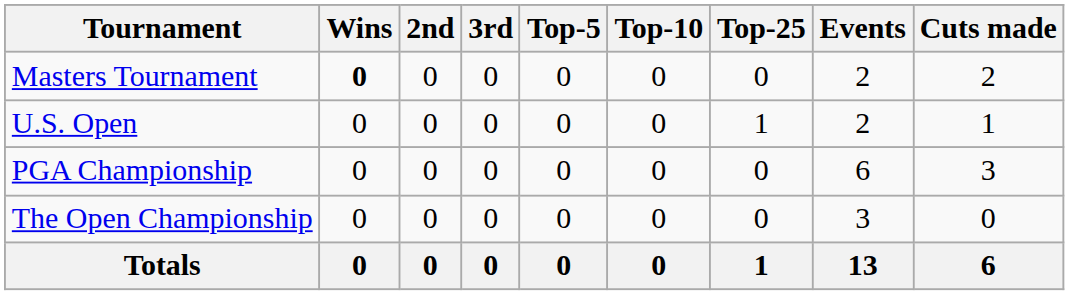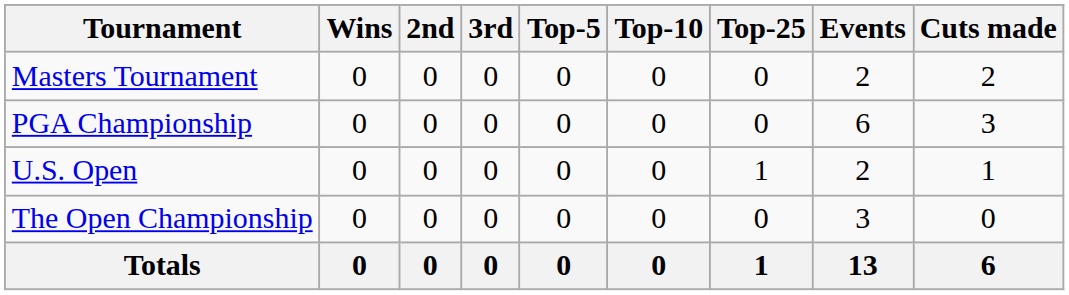(359, 75) bold -> (359, 75) normal
rows swapped: (132, 170) <-> (75, 123)
